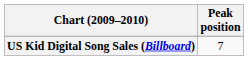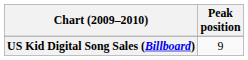(220, 45) 7 -> (220, 45) 9
